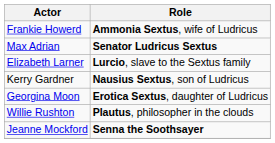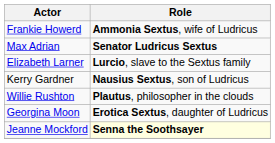rows swapped: (43, 96) <-> (41, 113)
(148, 130) no background -> (148, 130) lightyellow background
